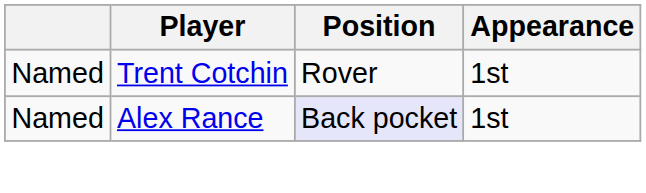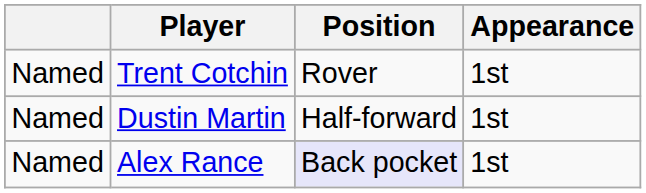+ row: (201, 118)
